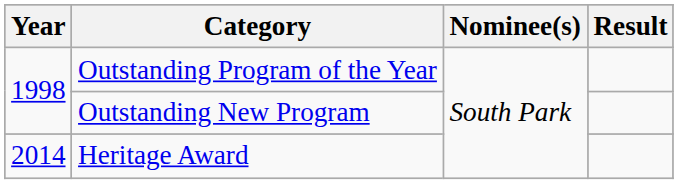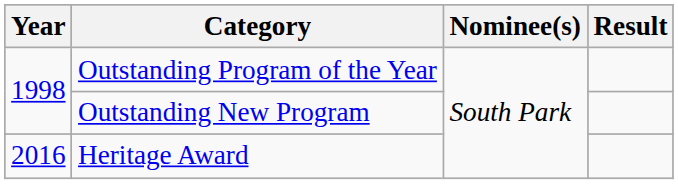(38, 155) 2014 -> (38, 155) 2016
